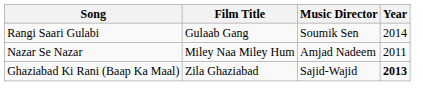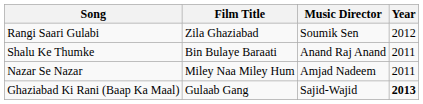(217, 33) Gulaab Gang -> (222, 33) Zila Ghaziabad
(395, 33) 2014 -> (404, 33) 2012
+ row: (51, 52)
(222, 71) Zila Ghaziabad -> (217, 90) Gulaab Gang
